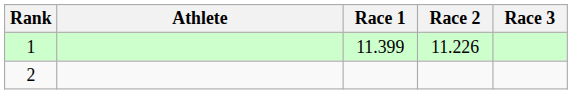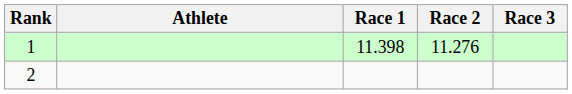(380, 46) 11.399 -> (380, 46) 11.398
(455, 46) 11.226 -> (455, 46) 11.276
